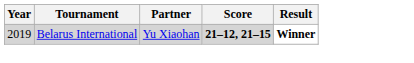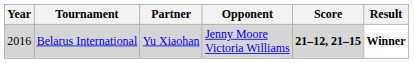+ column: (247, 14)
(19, 34) 2019 -> (19, 41) 2016
